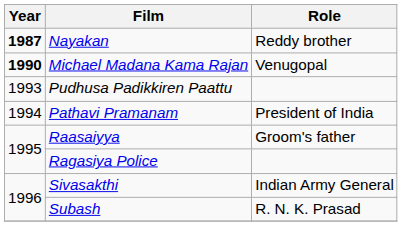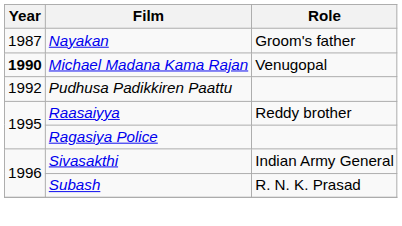(25, 40) bold -> (25, 40) normal
(303, 40) Reddy brother -> (305, 40) Groom's father
(25, 88) 1993 -> (25, 88) 1992
- row: (113, 112)
(305, 137) Groom's father -> (303, 112) Reddy brother
